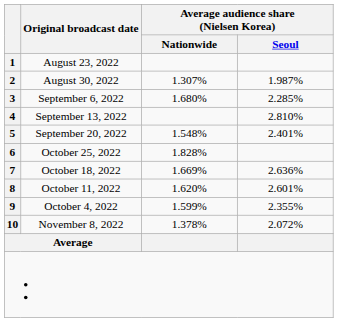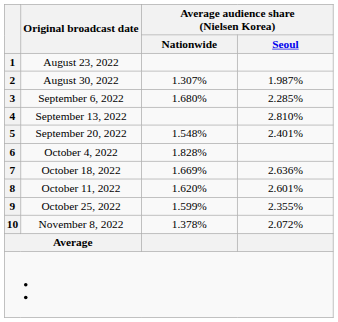(81, 152) October 25, 2022 -> (81, 152) October 4, 2022
(81, 206) October 4, 2022 -> (81, 206) October 25, 2022
